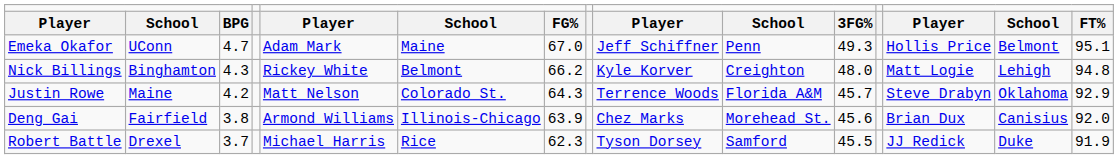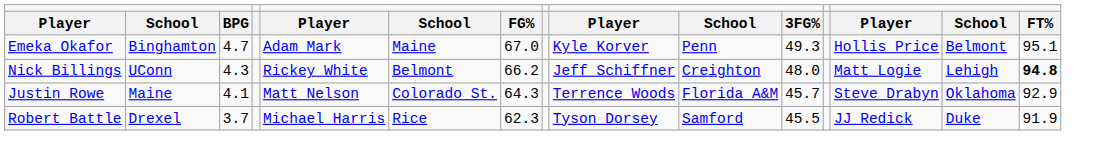(150, 47) UConn -> (172, 47) Binghamton
(658, 47) Jeff Schiffner -> (601, 47) Kyle Korver
(172, 71) Binghamton -> (150, 71) UConn
(645, 71) Kyle Korver -> (614, 71) Jeff Schiffner
(1092, 71) normal -> (1040, 71) bold
(236, 95) 4.2 -> (236, 95) 4.1
- row: (43, 118)
